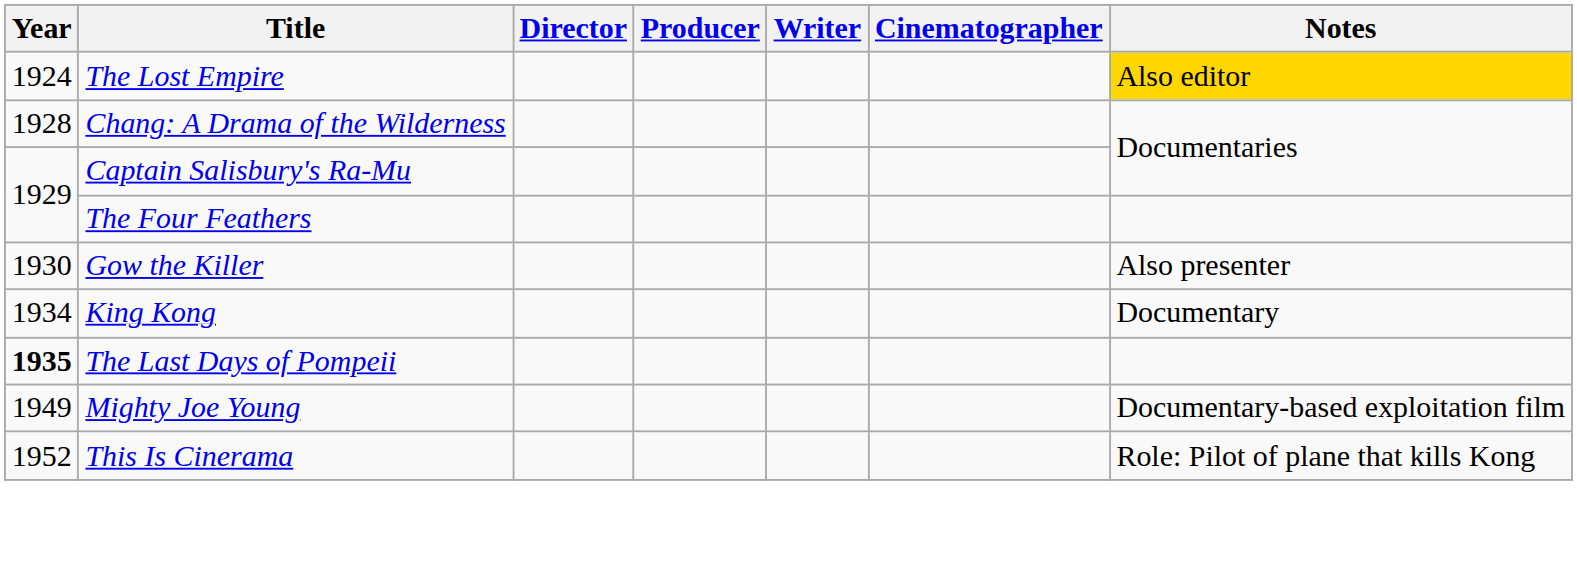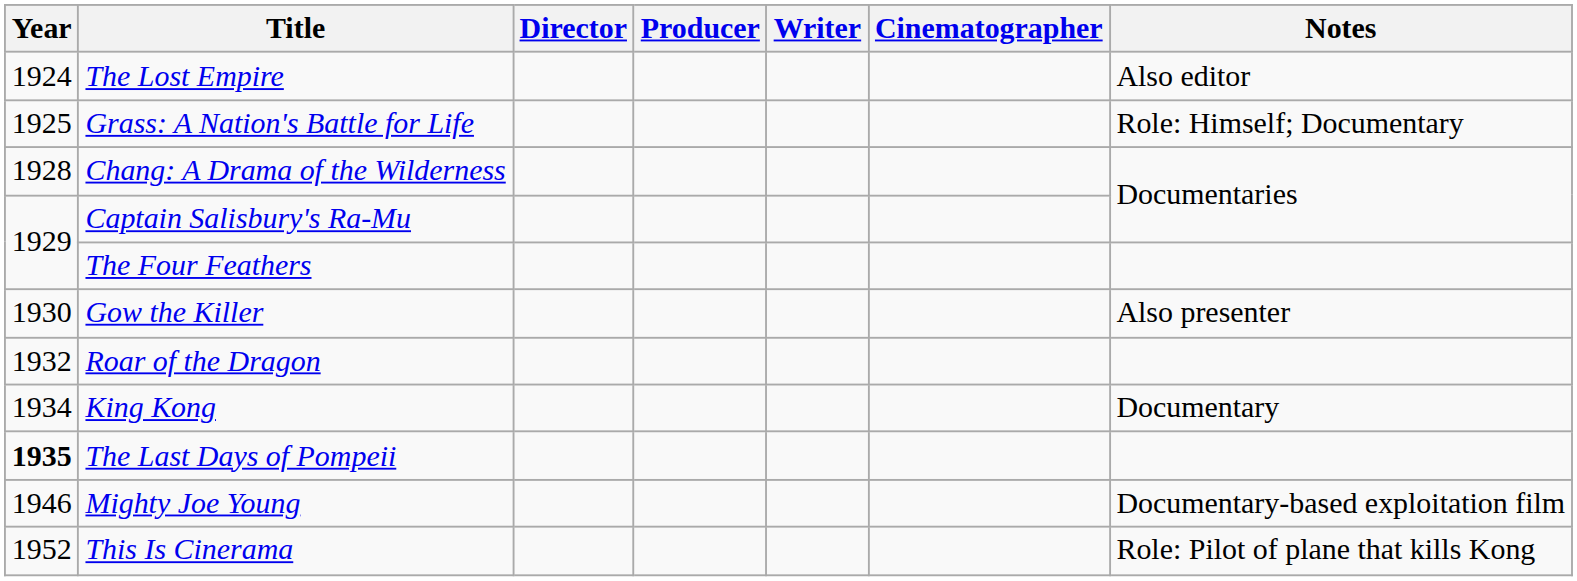(1183, 75) gold background -> (1183, 75) no background
+ row: (280, 123)
+ row: (203, 360)
(42, 407) 1949 -> (42, 502) 1946
